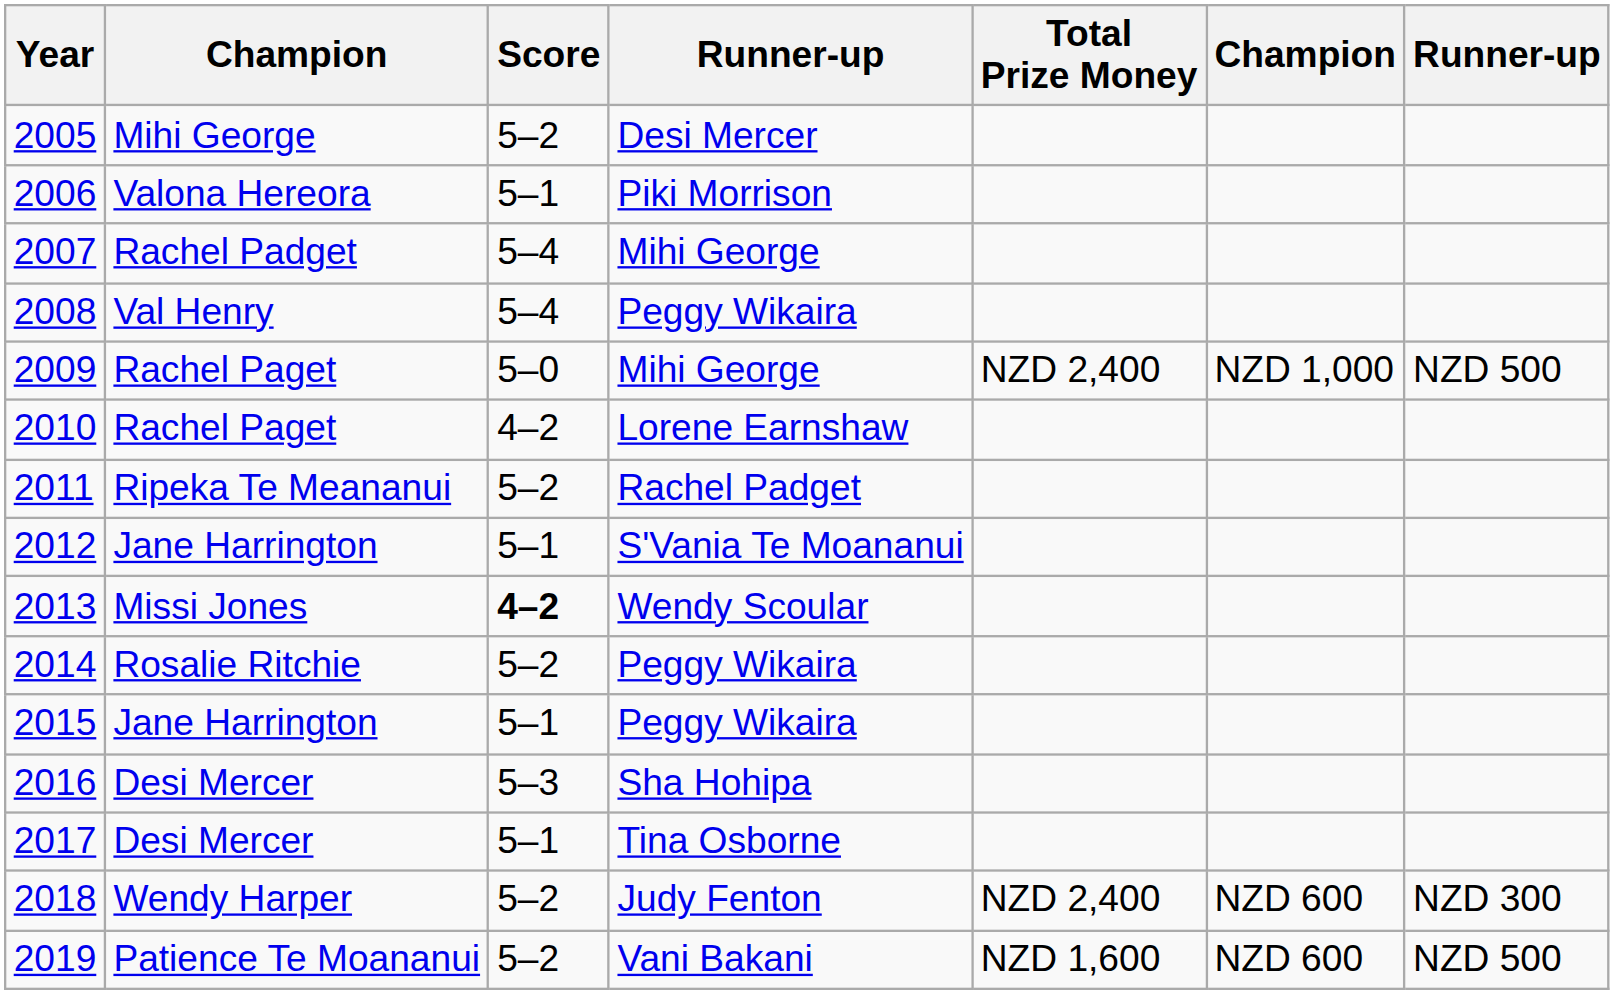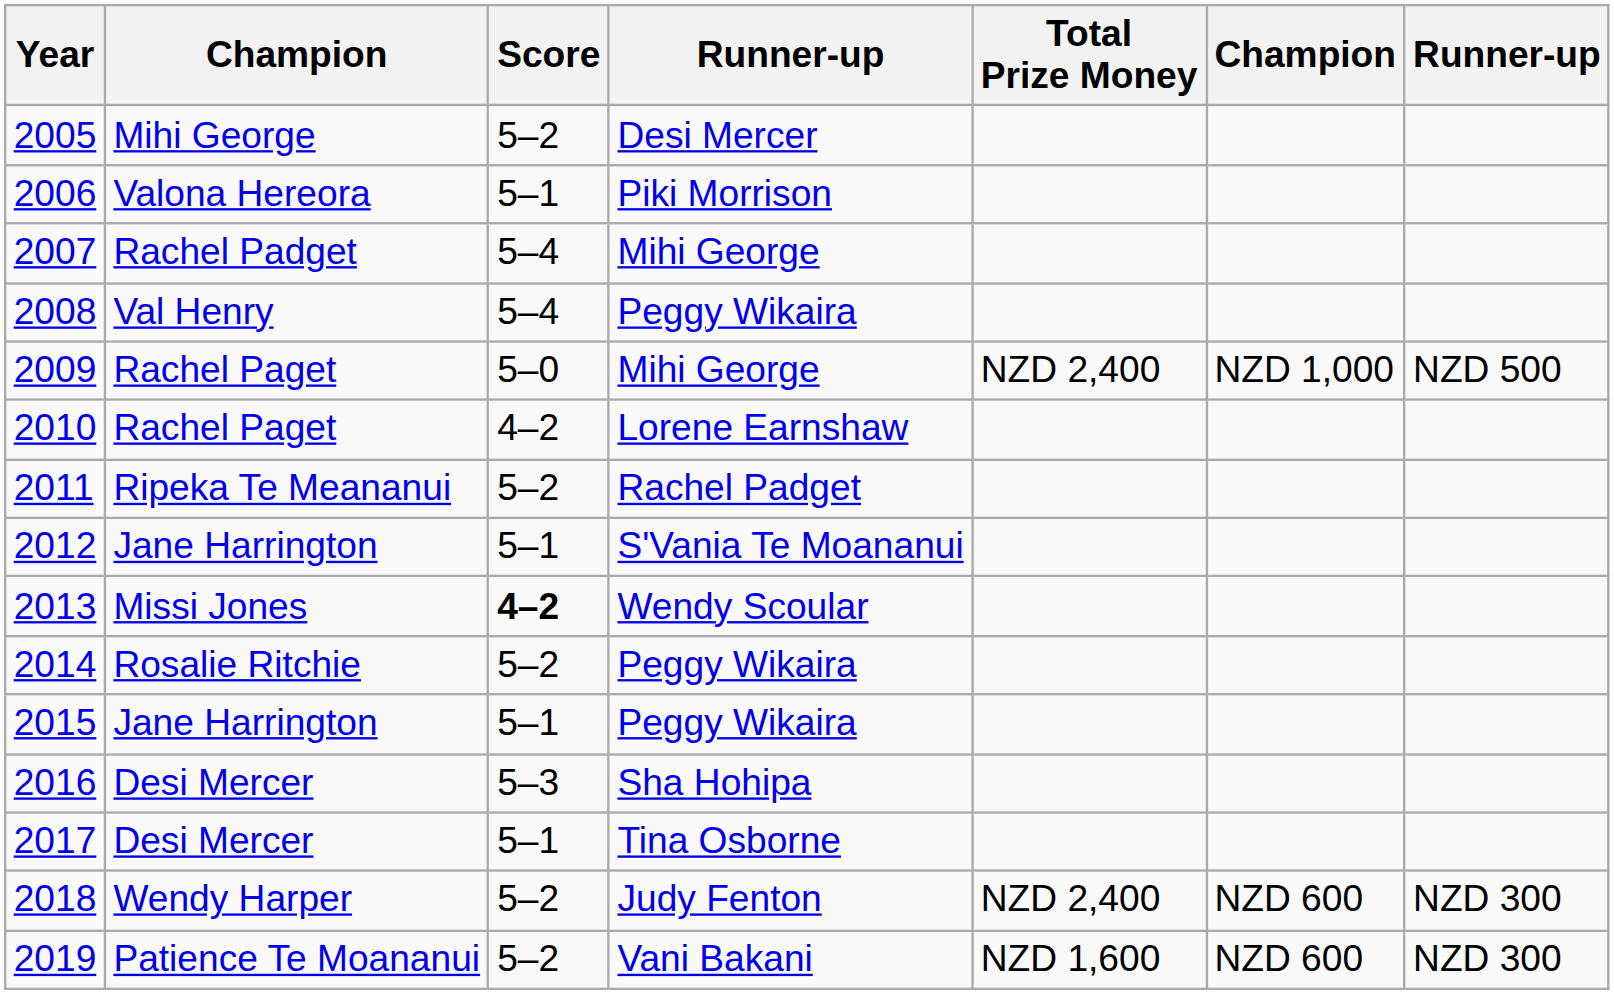(1487, 958) NZD 500 -> (1487, 958) NZD 300
